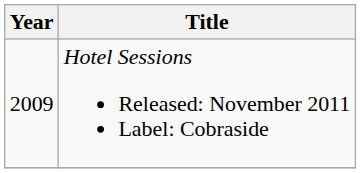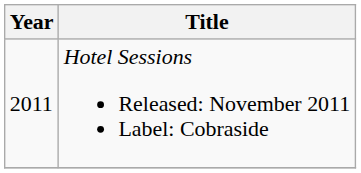(32, 103) 2009 -> (31, 103) 2011
